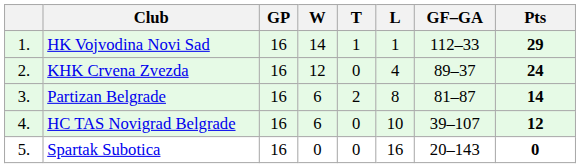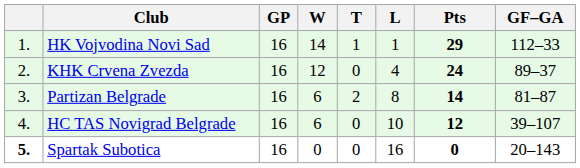columns swapped: (455, 17) <-> (535, 17)
(24, 149) normal -> (24, 149) bold
